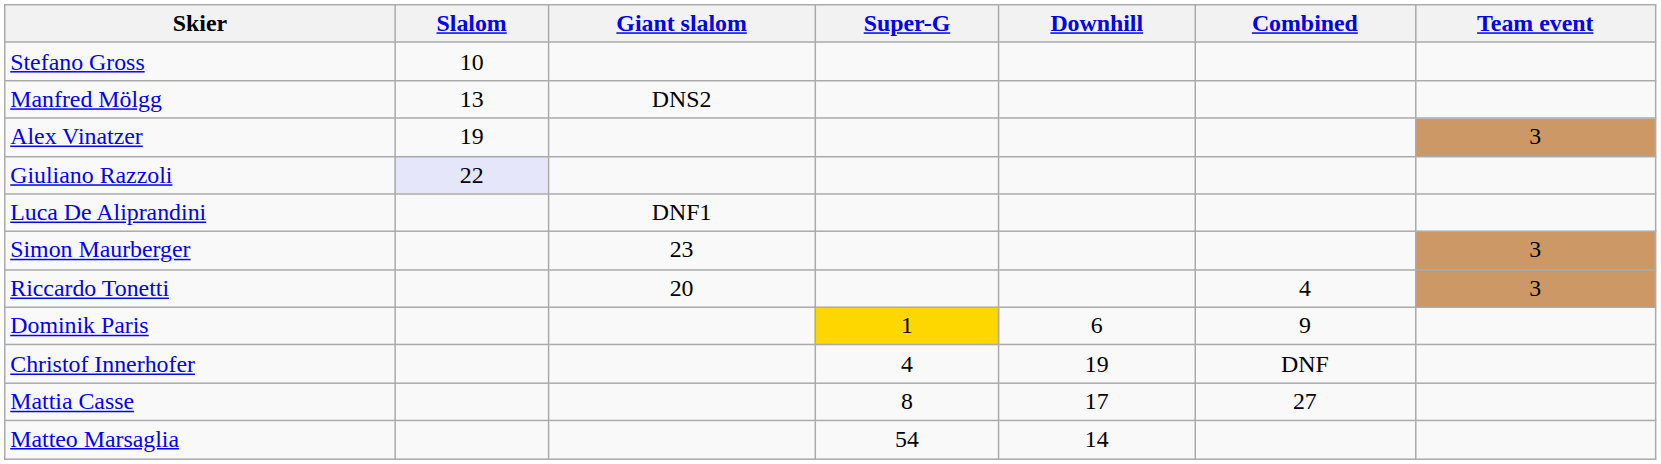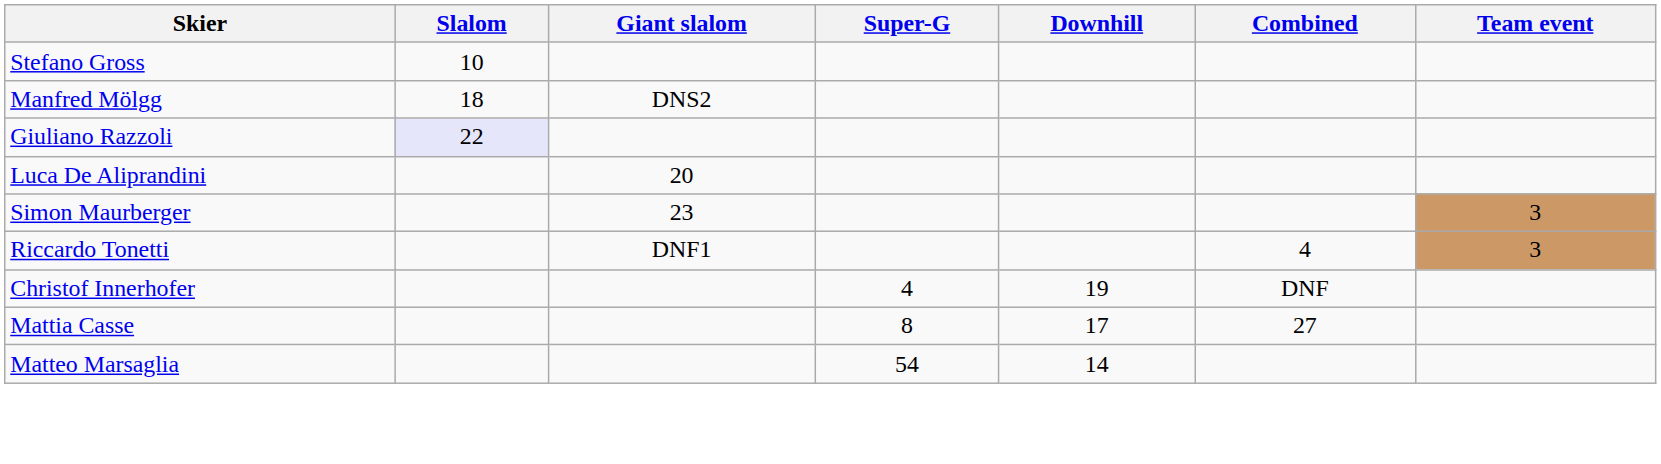(472, 99) 13 -> (472, 99) 18
- row: (76, 136)
(682, 212) DNF1 -> (682, 174) 20
(682, 288) 20 -> (682, 250) DNF1
- row: (79, 325)
